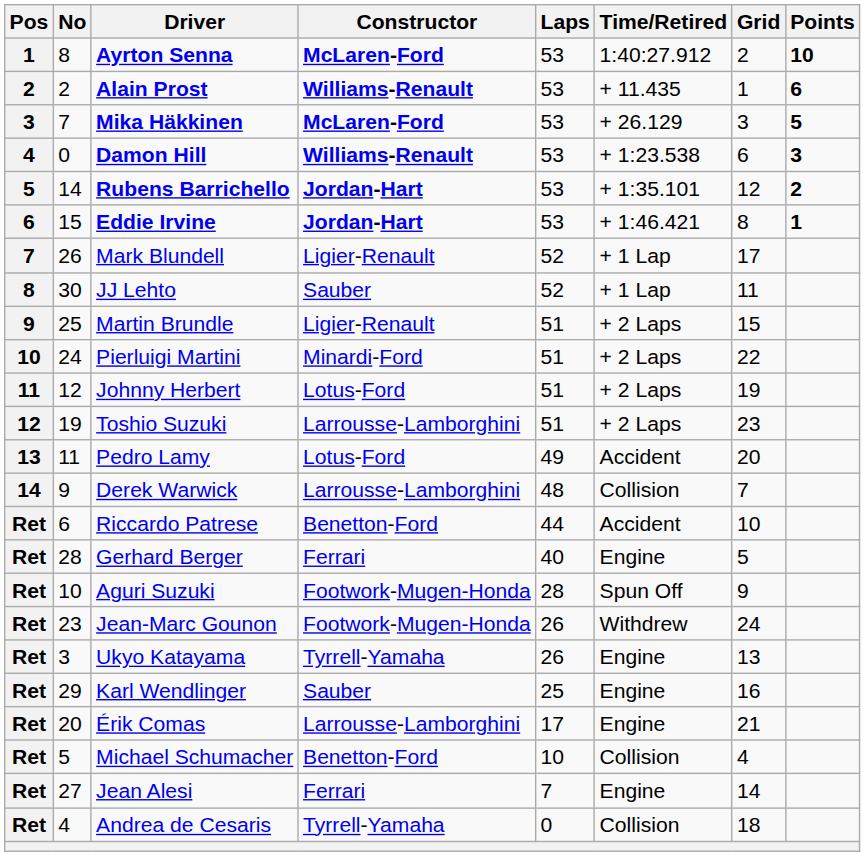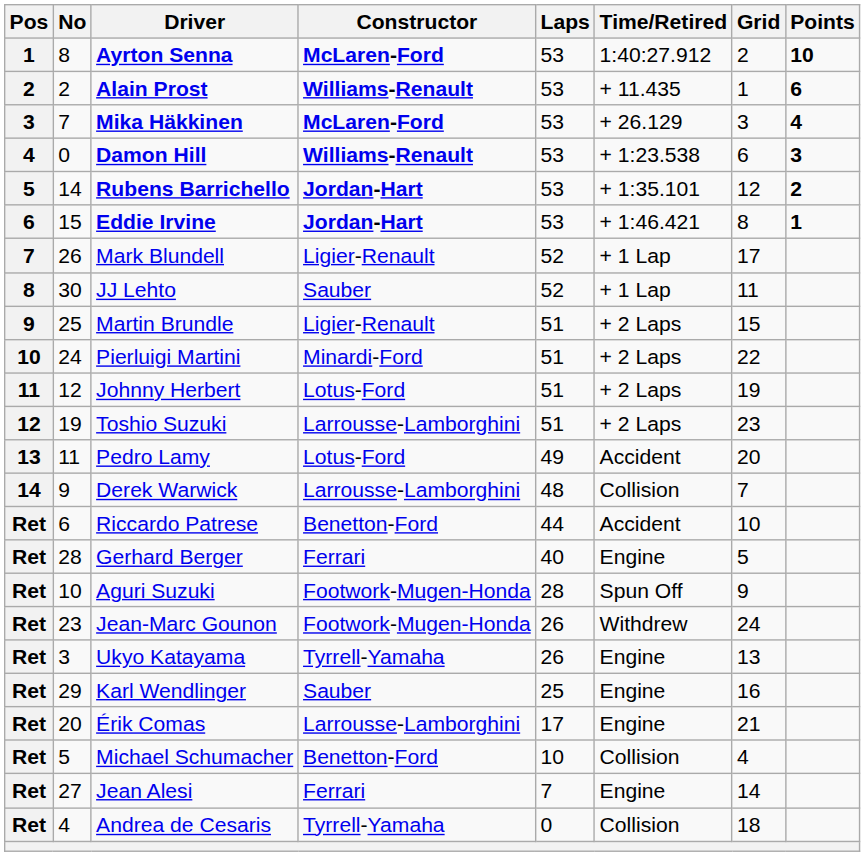(796, 122) 5 -> (796, 122) 4
